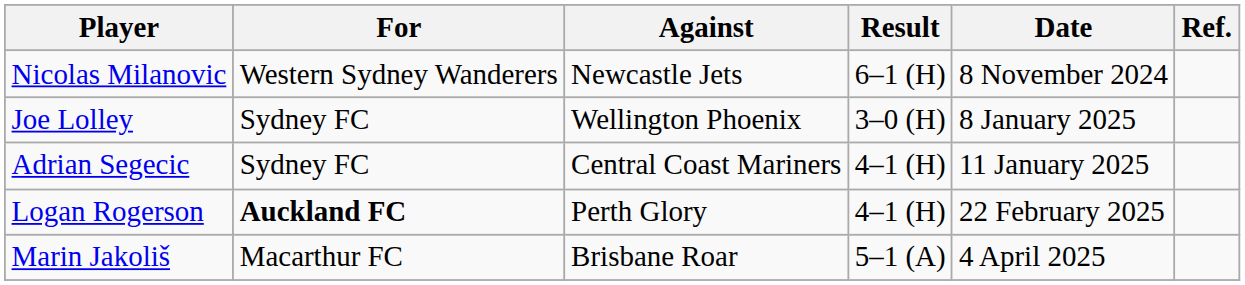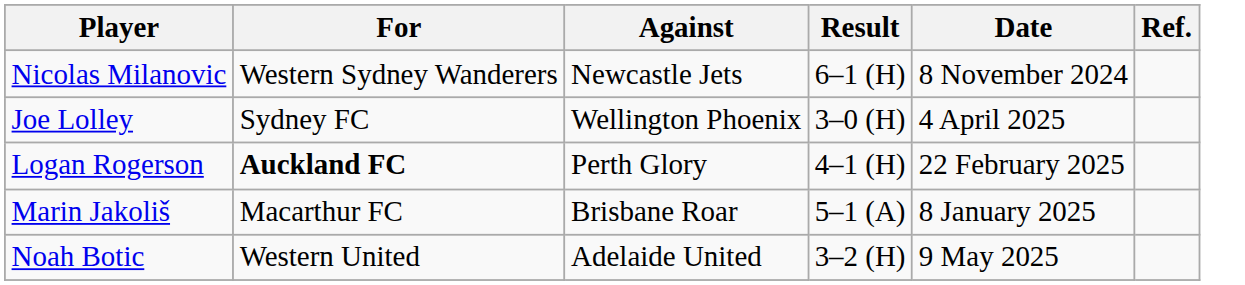(1047, 119) 8 January 2025 -> (992, 119) 4 April 2025
- row: (100, 165)
(1032, 257) 4 April 2025 -> (1007, 211) 8 January 2025
+ row: (78, 257)
